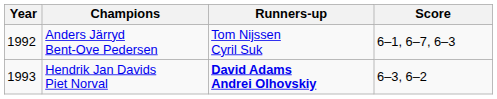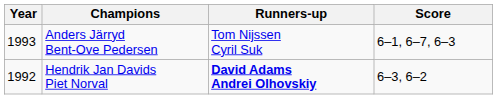(22, 42) 1992 -> (22, 42) 1993
(22, 76) 1993 -> (22, 76) 1992
